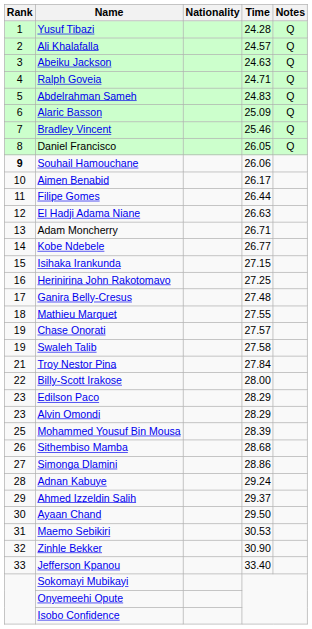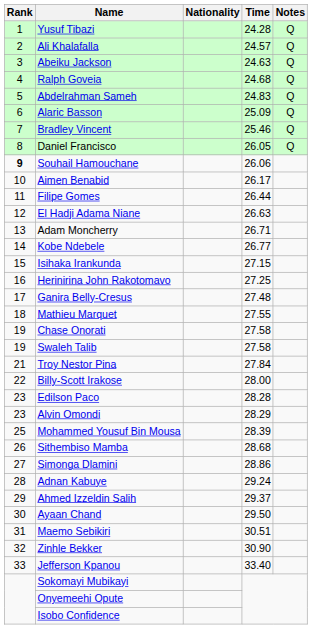(258, 79) 24.71 -> (258, 79) 24.68
(258, 331) 27.57 -> (258, 331) 27.58
(258, 398) 28.29 -> (258, 398) 28.28
(258, 532) 30.53 -> (258, 532) 30.51
